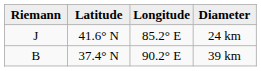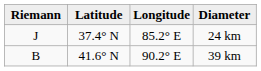(99, 35) 41.6° N -> (99, 35) 37.4° N
(99, 55) 37.4° N -> (99, 55) 41.6° N
